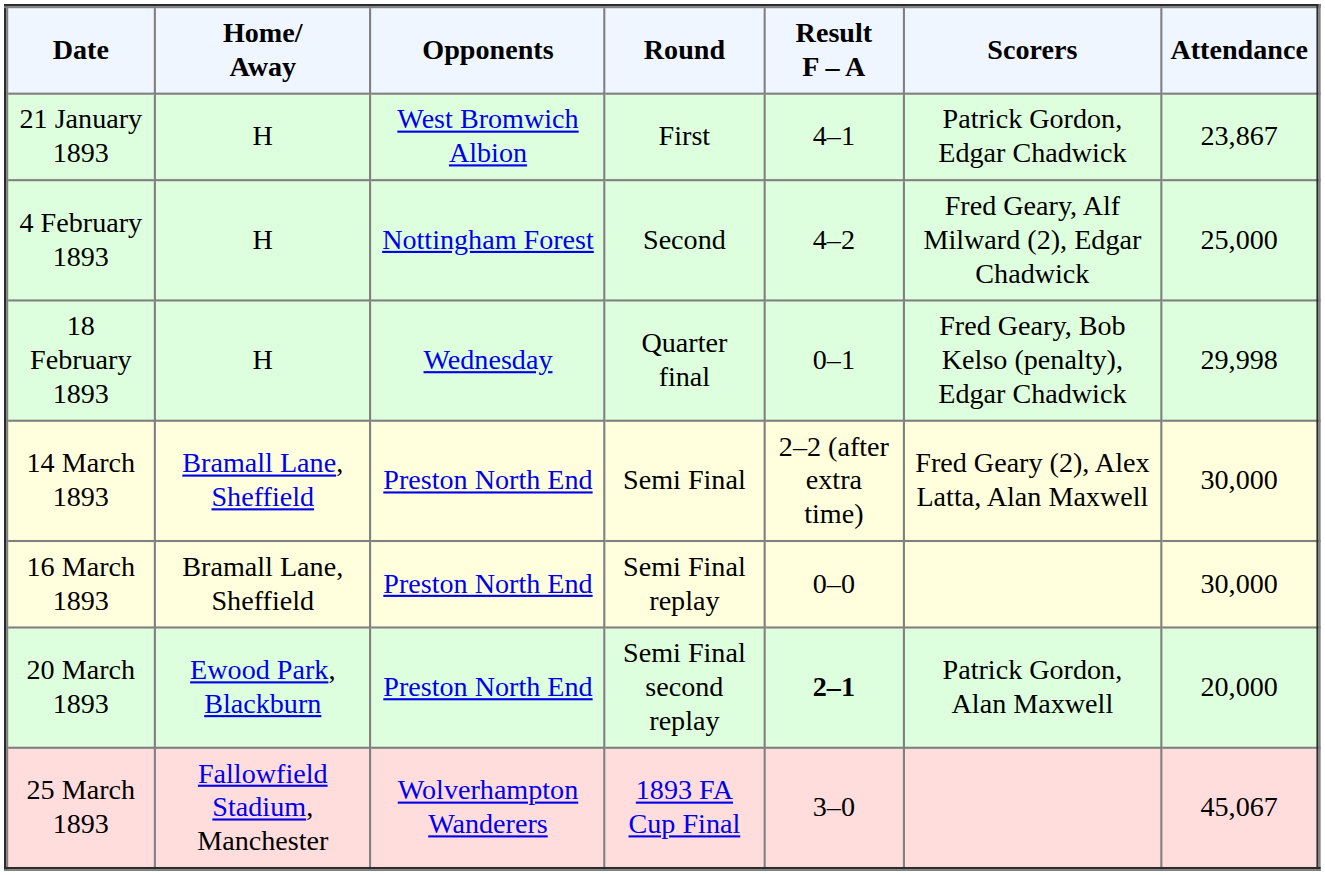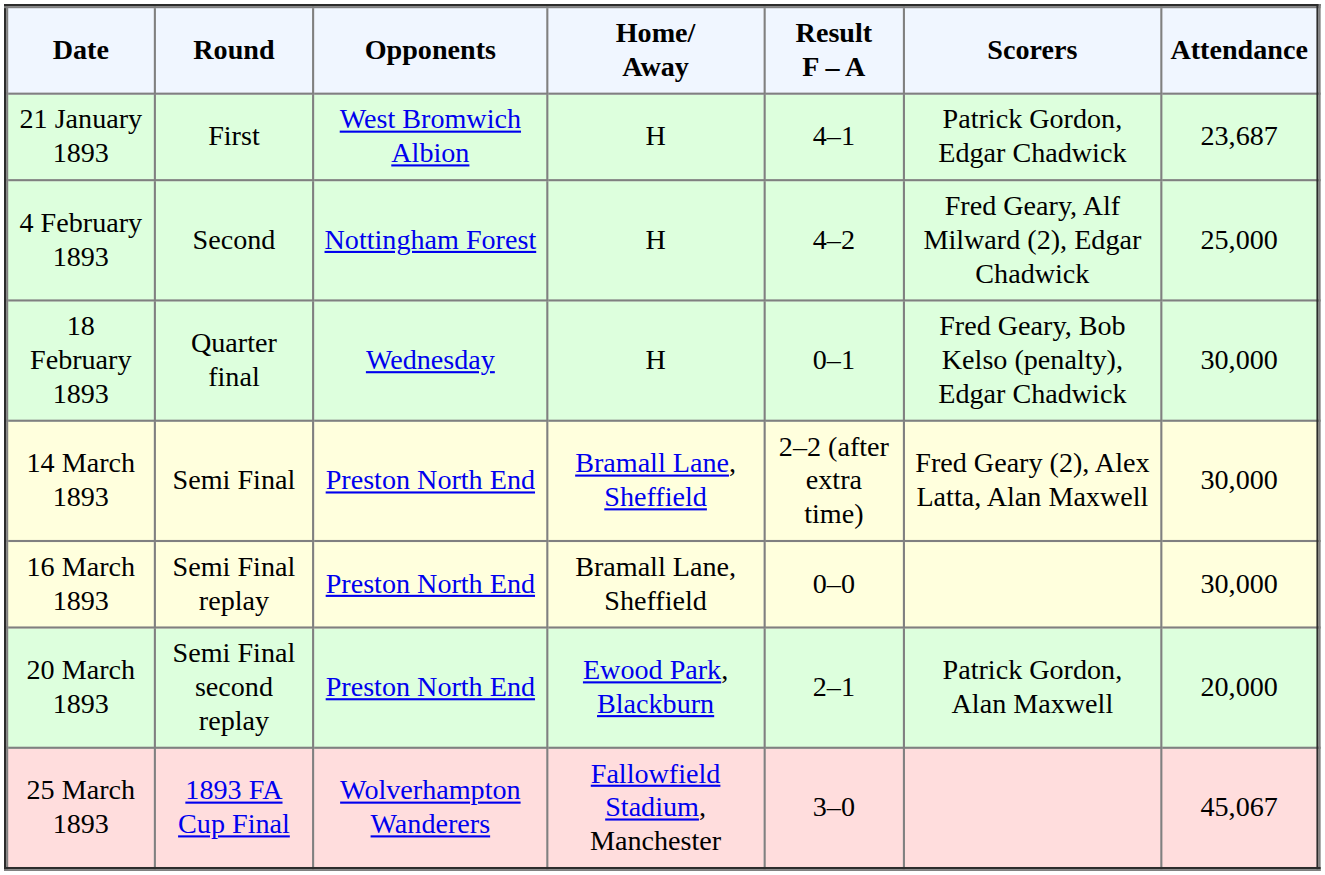columns swapped: (684, 49) <-> (263, 49)
(1239, 136) 23,867 -> (1239, 136) 23,687
(1239, 360) 29,998 -> (1239, 360) 30,000
(834, 687) bold -> (834, 687) normal
